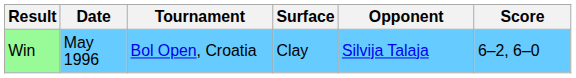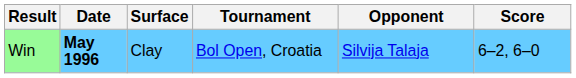columns swapped: (200, 17) <-> (306, 17)
(81, 51) normal -> (81, 51) bold
